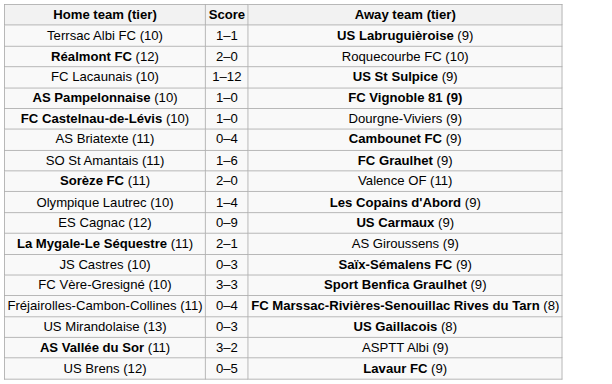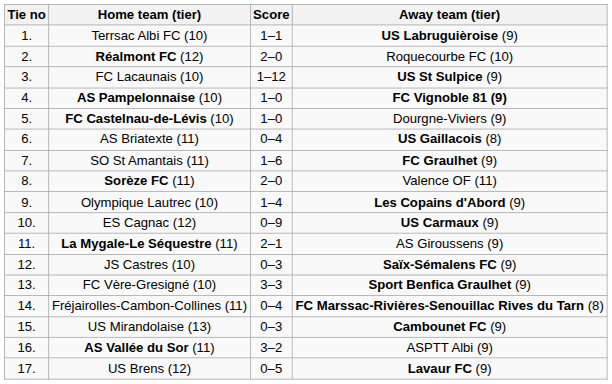+ column: (27, 14)
(405, 139) Cambounet FC (9) -> (450, 139) US Gaillacois (8)
(405, 327) US Gaillacois (8) -> (450, 327) Cambounet FC (9)
